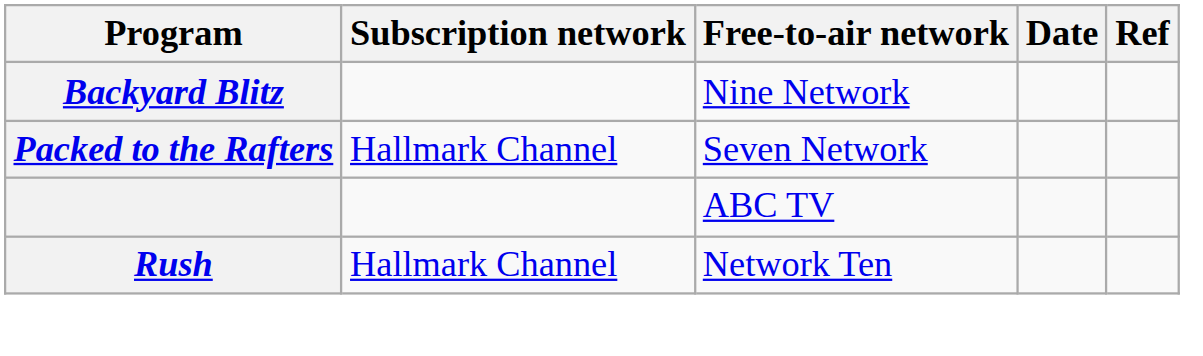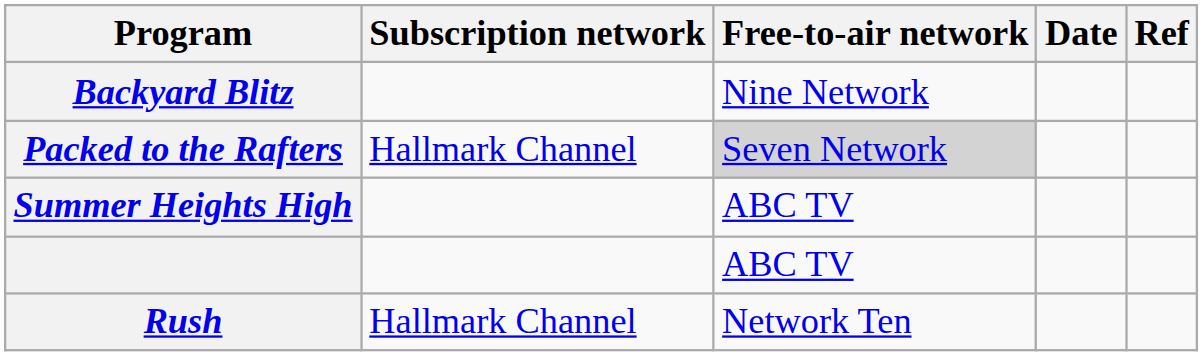(815, 148) no background -> (835, 148) lightgrey background
+ row: (183, 206)
